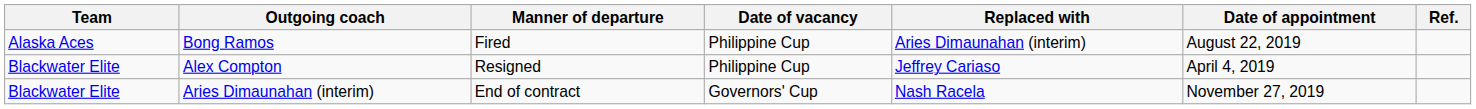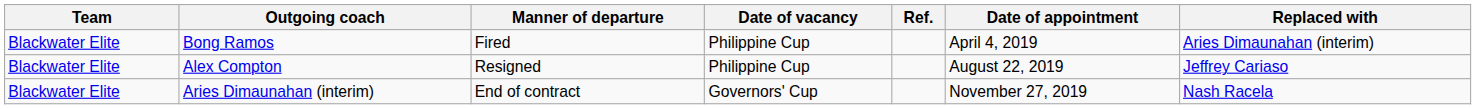columns swapped: (1037, 17) <-> (1444, 17)
(51, 42) Alaska Aces -> (64, 42) Blackwater Elite
(1244, 42) August 22, 2019 -> (993, 42) April 4, 2019
(1231, 67) April 4, 2019 -> (1006, 67) August 22, 2019
